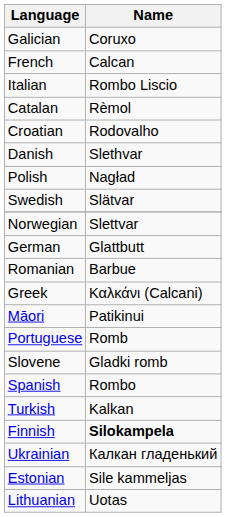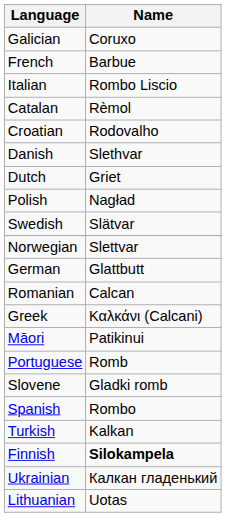(112, 62) Calcan -> (112, 62) Barbue
+ row: (27, 177)
(112, 270) Barbue -> (112, 293) Calcan
- row: (36, 477)
